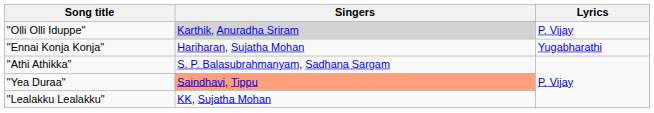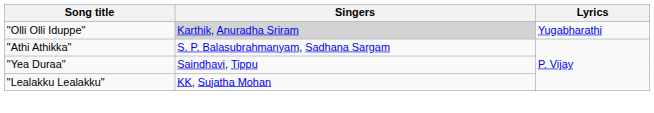(556, 30) P. Vijay -> (570, 30) Yugabharathi
- row: (55, 47)
(217, 82) lightsalmon background -> (217, 64) no background
